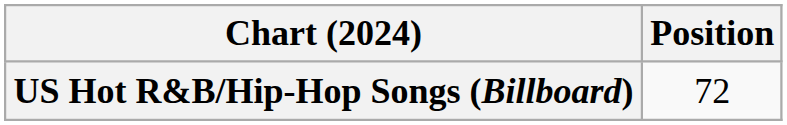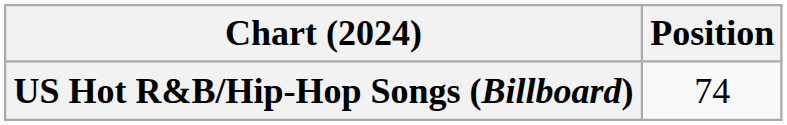(712, 90) 72 -> (712, 90) 74
